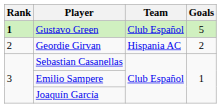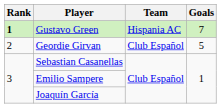(156, 29) Club Español -> (154, 29) Hispania AC
(201, 29) 5 -> (201, 29) 7
(154, 45) Hispania AC -> (156, 45) Club Español
(201, 45) 2 -> (201, 45) 5
